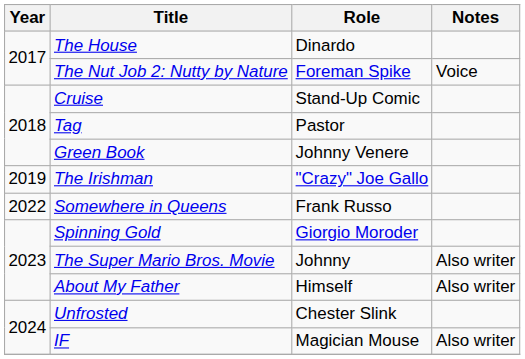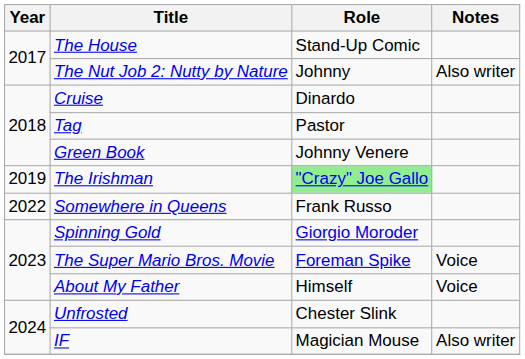(325, 44) Dinardo -> (358, 44) Stand-Up Comic
(353, 71) Foreman Spike -> (323, 71) Johnny
(457, 71) Voice -> (476, 71) Also writer
(358, 98) Stand-Up Comic -> (325, 98) Dinardo
(362, 179) no background -> (362, 179) lightgreen background
(323, 260) Johnny -> (353, 260) Foreman Spike
(476, 260) Also writer -> (457, 260) Voice
(476, 286) Also writer -> (457, 286) Voice
